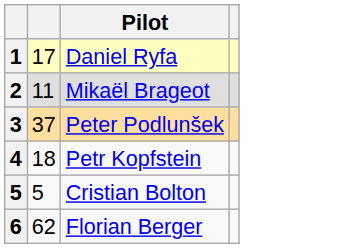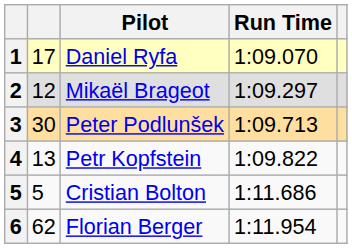+ column: (283, 22)
(43, 90) 11 -> (44, 90) 12
(44, 124) 37 -> (44, 124) 30
(44, 159) 18 -> (44, 159) 13
